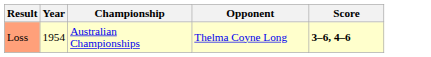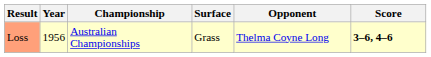+ column: (213, 13)
(54, 37) 1954 -> (54, 37) 1956
